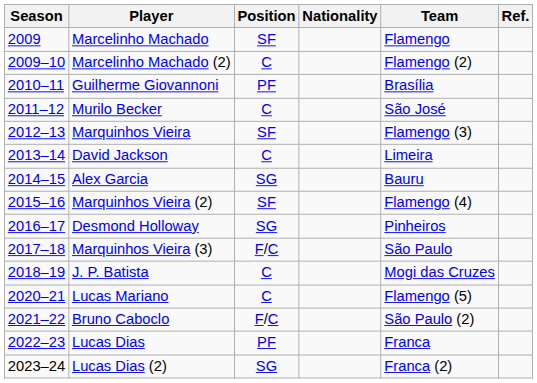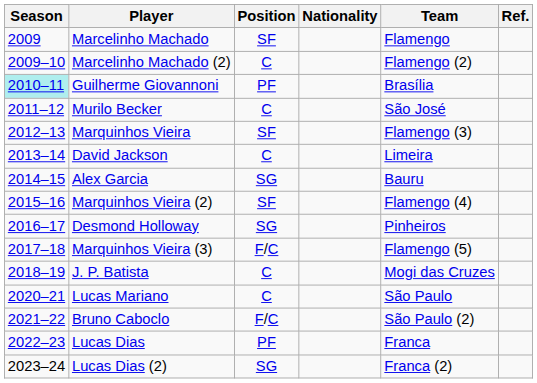(36, 86) no background -> (36, 86) paleturquoise background
(418, 249) São Paulo -> (428, 249) Flamengo (5)
(428, 296) Flamengo (5) -> (418, 296) São Paulo
